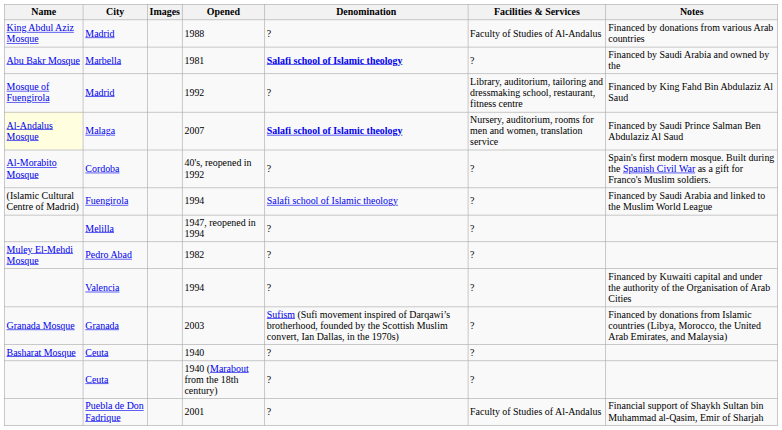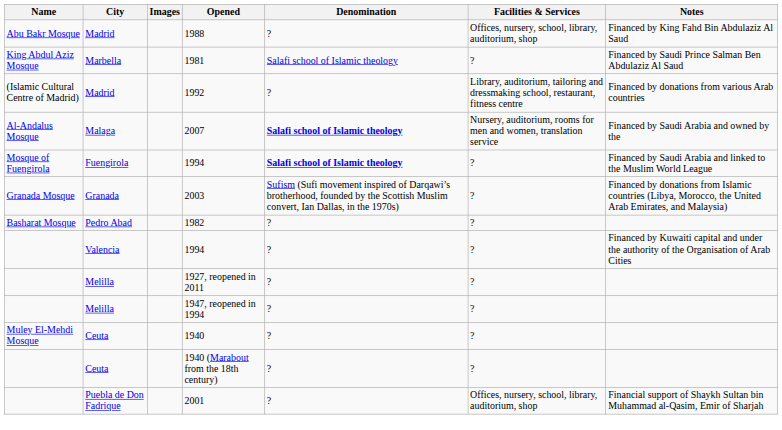(40, 33) King Abdul Aziz Mosque -> (43, 33) Abu Bakr Mosque
(536, 33) Faculty of Studies of Al-Andalus -> (534, 33) Offices, nursery, school, library, auditorium, shop
(691, 33) Financed by donations from various Arab countries -> (691, 33) Financed by King Fahd Bin Abdulaziz Al Saud
(43, 60) Abu Bakr Mosque -> (40, 60) King Abdul Aziz Mosque
(335, 60) bold -> (332, 60) normal
(689, 60) Financed by Saudi Arabia and owned by the -> (684, 60) Financed by Saudi Prince Salman Ben Abdulaziz Al Saud
(28, 93) Mosque of Fuengirola -> (43, 93) (Islamic Cultural Centre of Madrid)
(691, 93) Financed by King Fahd Bin Abdulaziz Al Saud -> (691, 93) Financed by donations from various Arab countries
(30, 131) lightyellow background -> (30, 131) no background
(684, 131) Financed by Saudi Prince Salman Ben Abdulaziz Al Saud -> (689, 131) Financed by Saudi Arabia and owned by the
- row: (102, 169)
(43, 201) (Islamic Cultural Centre of Madrid) -> (28, 163) Mosque of Fuengirola
(332, 201) normal -> (335, 163) bold
rows swapped: (102, 325) <-> (100, 228)
(40, 255) Muley El-Mehdi Mosque -> (41, 222) Basharat Mosque
+ row: (100, 282)
(41, 352) Basharat Mosque -> (40, 336) Muley El-Mehdi Mosque
(536, 412) Faculty of Studies of Al-Andalus -> (534, 401) Offices, nursery, school, library, auditorium, shop
